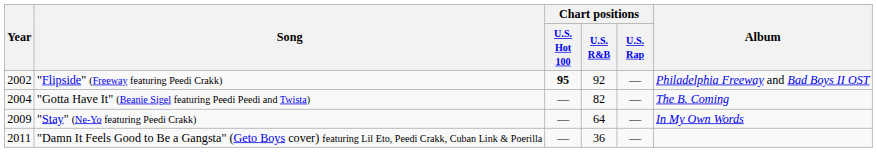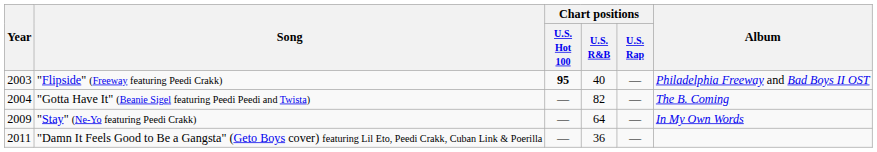(19, 80) 2002 -> (19, 80) 2003
(599, 80) 92 -> (599, 80) 40
